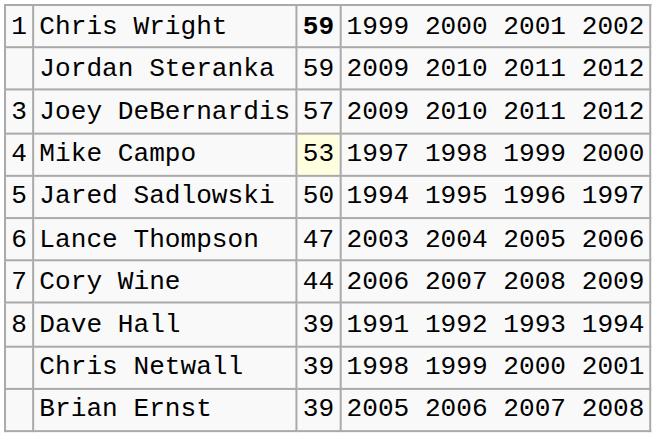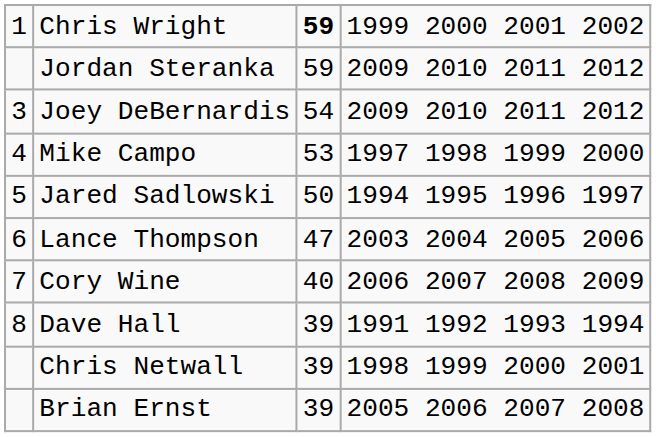(318, 111) 57 -> (318, 111) 54
(318, 154) lightyellow background -> (318, 154) no background
(318, 282) 44 -> (318, 282) 40
